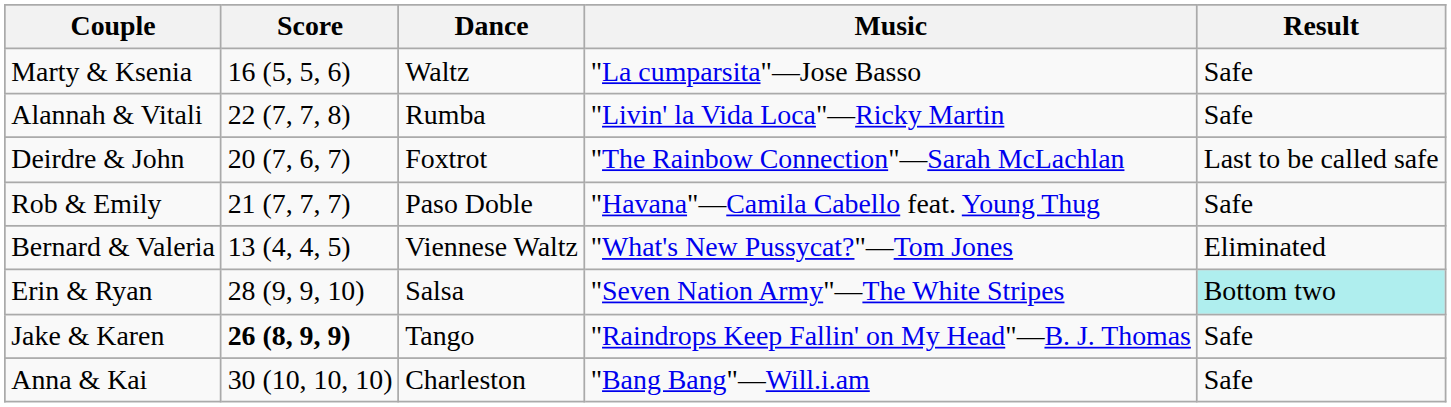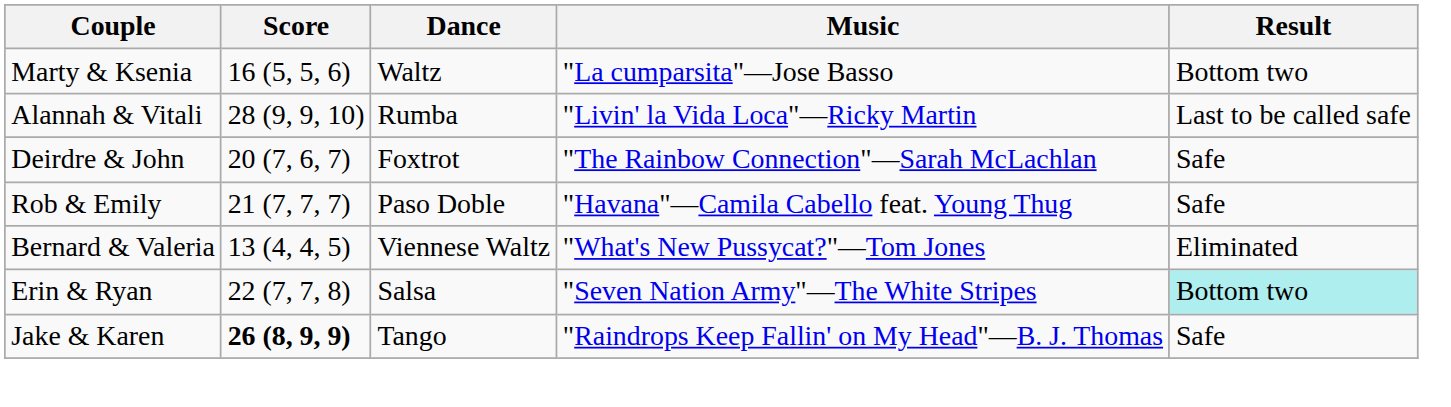(1228, 70) Safe -> (1242, 70) Bottom two
(289, 114) 22 (7, 7, 8) -> (296, 114) 28 (9, 9, 10)
(1228, 114) Safe -> (1293, 114) Last to be called safe
(1321, 159) Last to be called safe -> (1201, 159) Safe
(296, 291) 28 (9, 9, 10) -> (289, 291) 22 (7, 7, 8)
- row: (79, 379)
